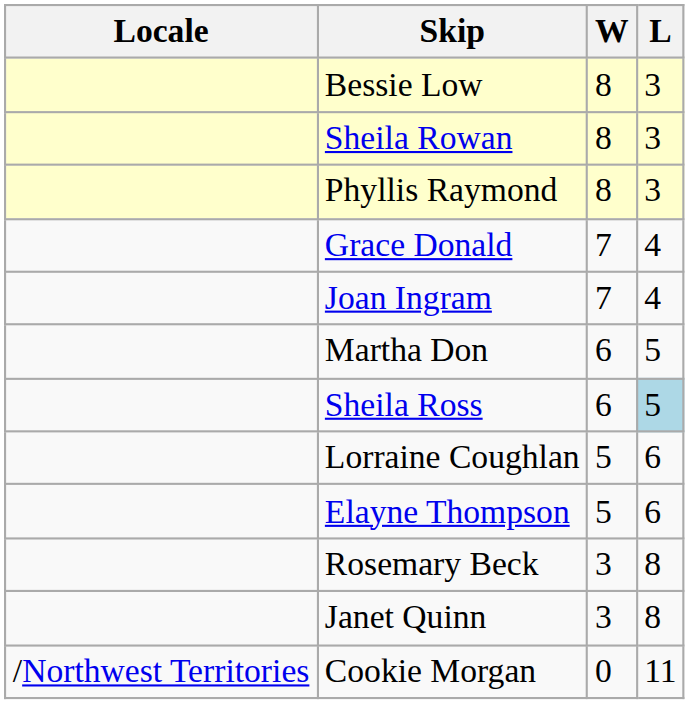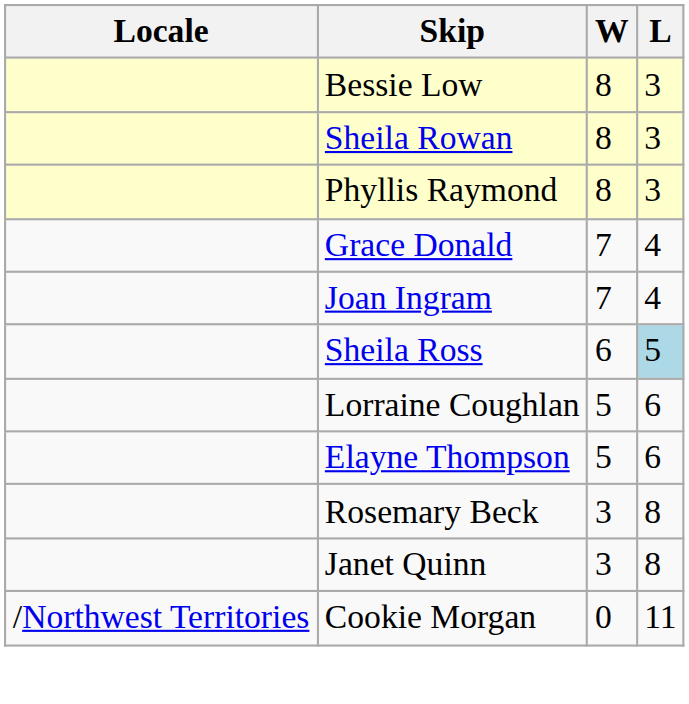- row: (407, 350)
